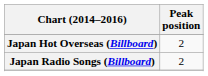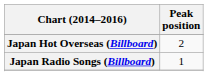(181, 61) 2 -> (181, 61) 1
